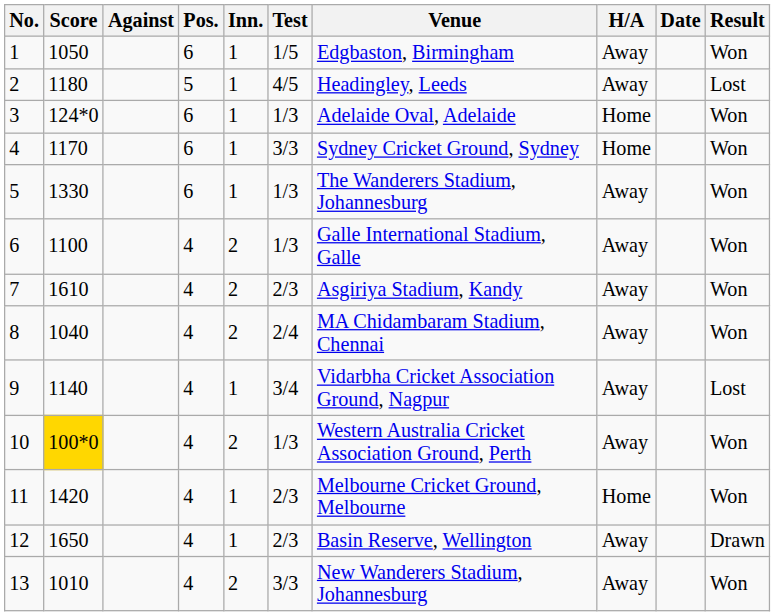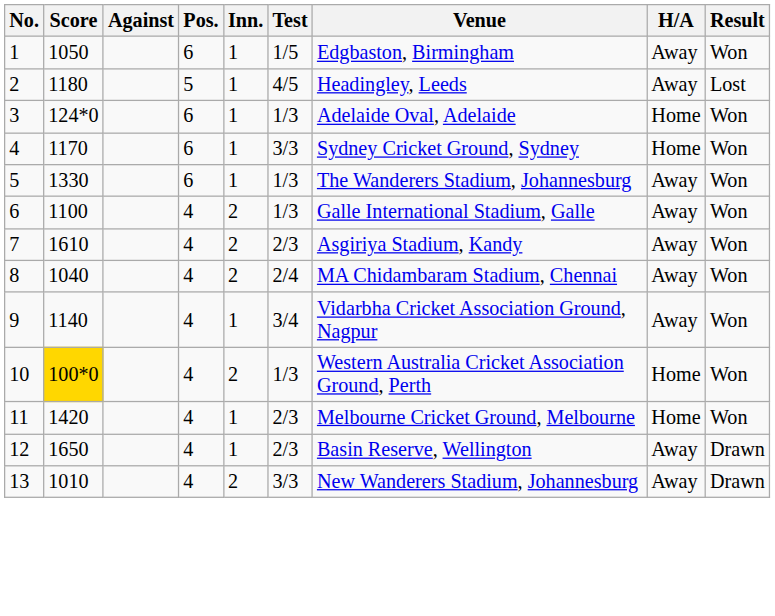- column: (680, 20)
(728, 387) Lost -> (729, 319) Won
(625, 442) Away -> (676, 374) Home
(729, 583) Won -> (737, 481) Drawn
